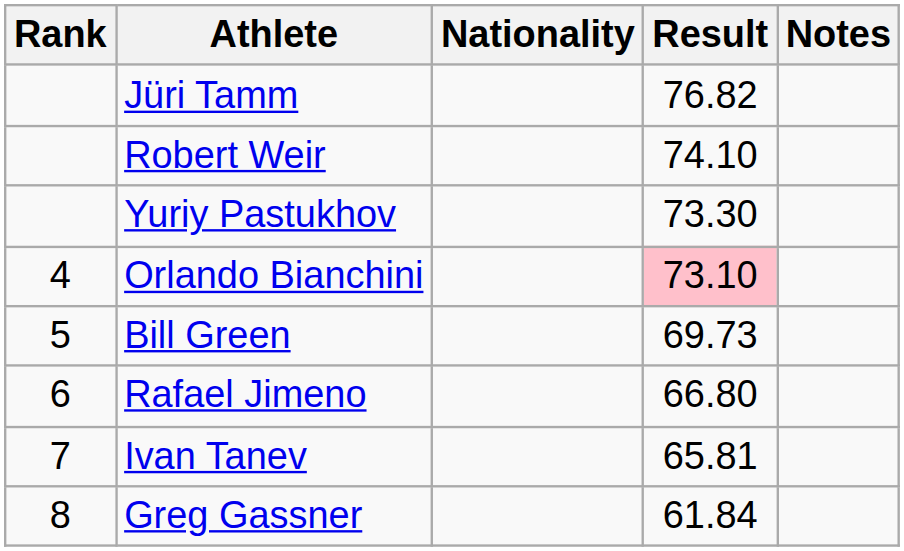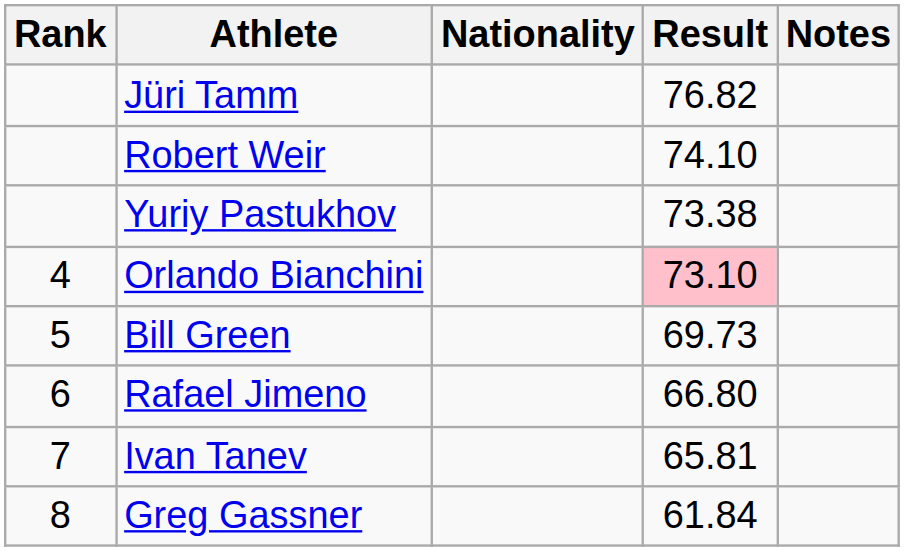(710, 214) 73.30 -> (710, 214) 73.38
